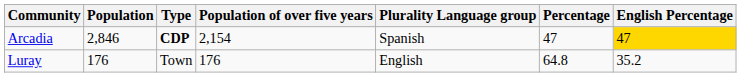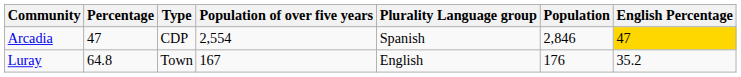columns swapped: (120, 15) <-> (576, 15)
(175, 38) bold -> (174, 38) normal
(215, 38) 2,154 -> (215, 38) 2,554
(210, 60) 176 -> (210, 60) 167
